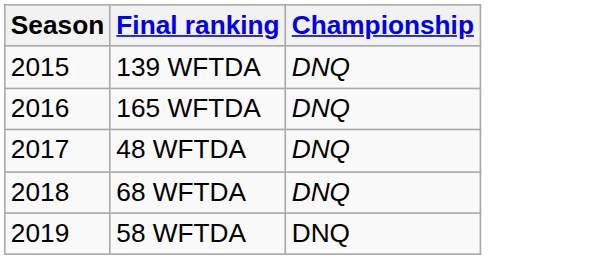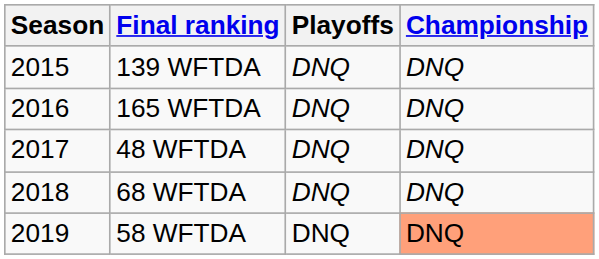+ column: (343, 25)
(321, 233) no background -> (435, 233) lightsalmon background
